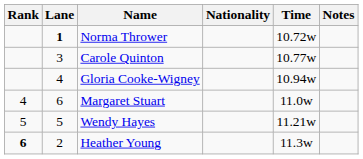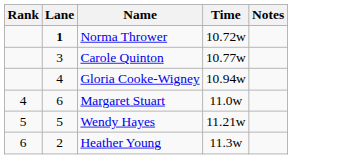- column: (238, 15)
(23, 143) bold -> (23, 143) normal
